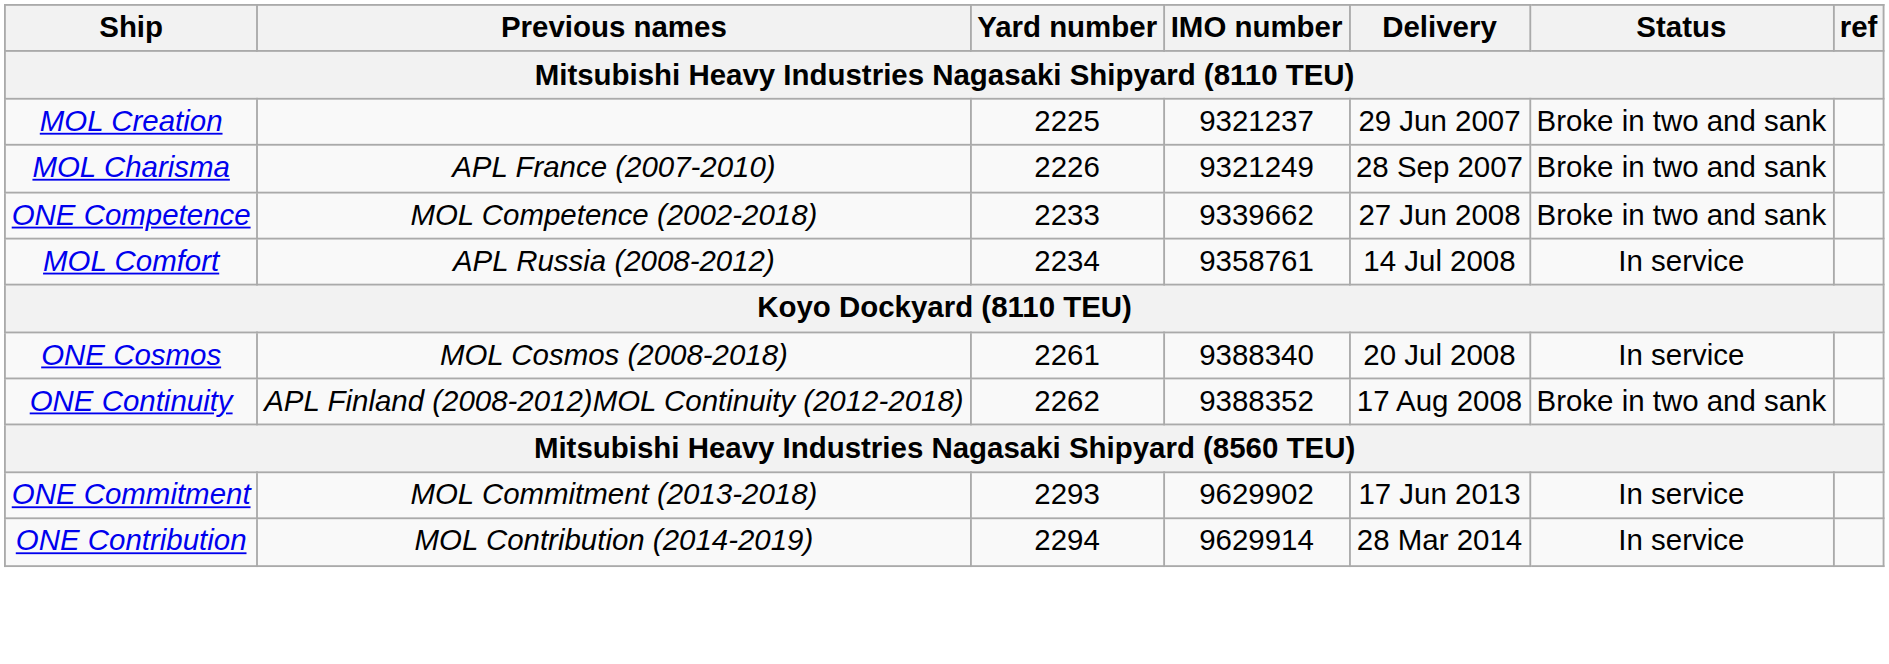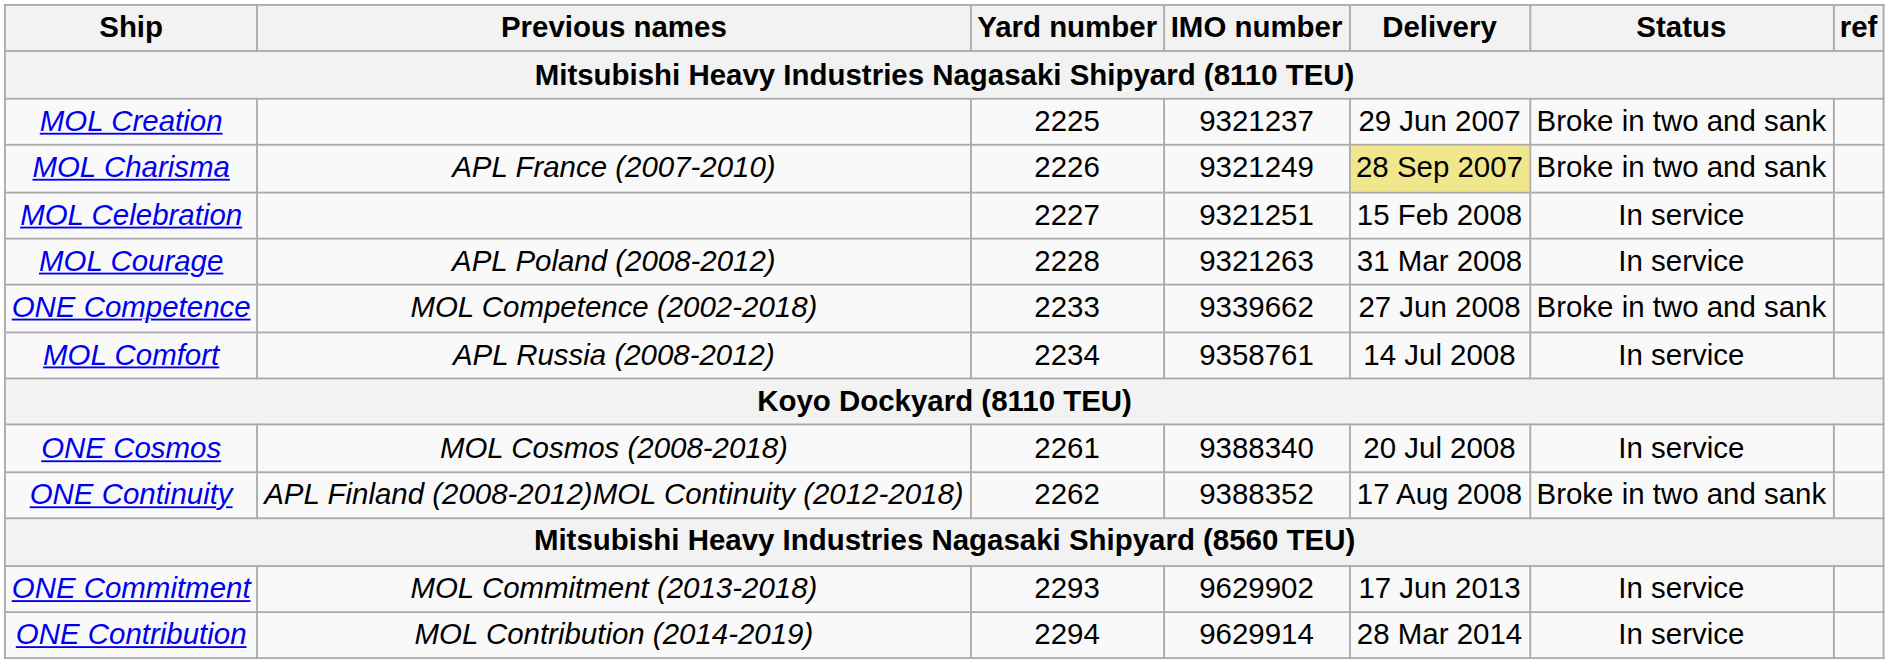(1439, 167) no background -> (1439, 167) khaki background
+ row: (131, 214)
+ row: (131, 261)
